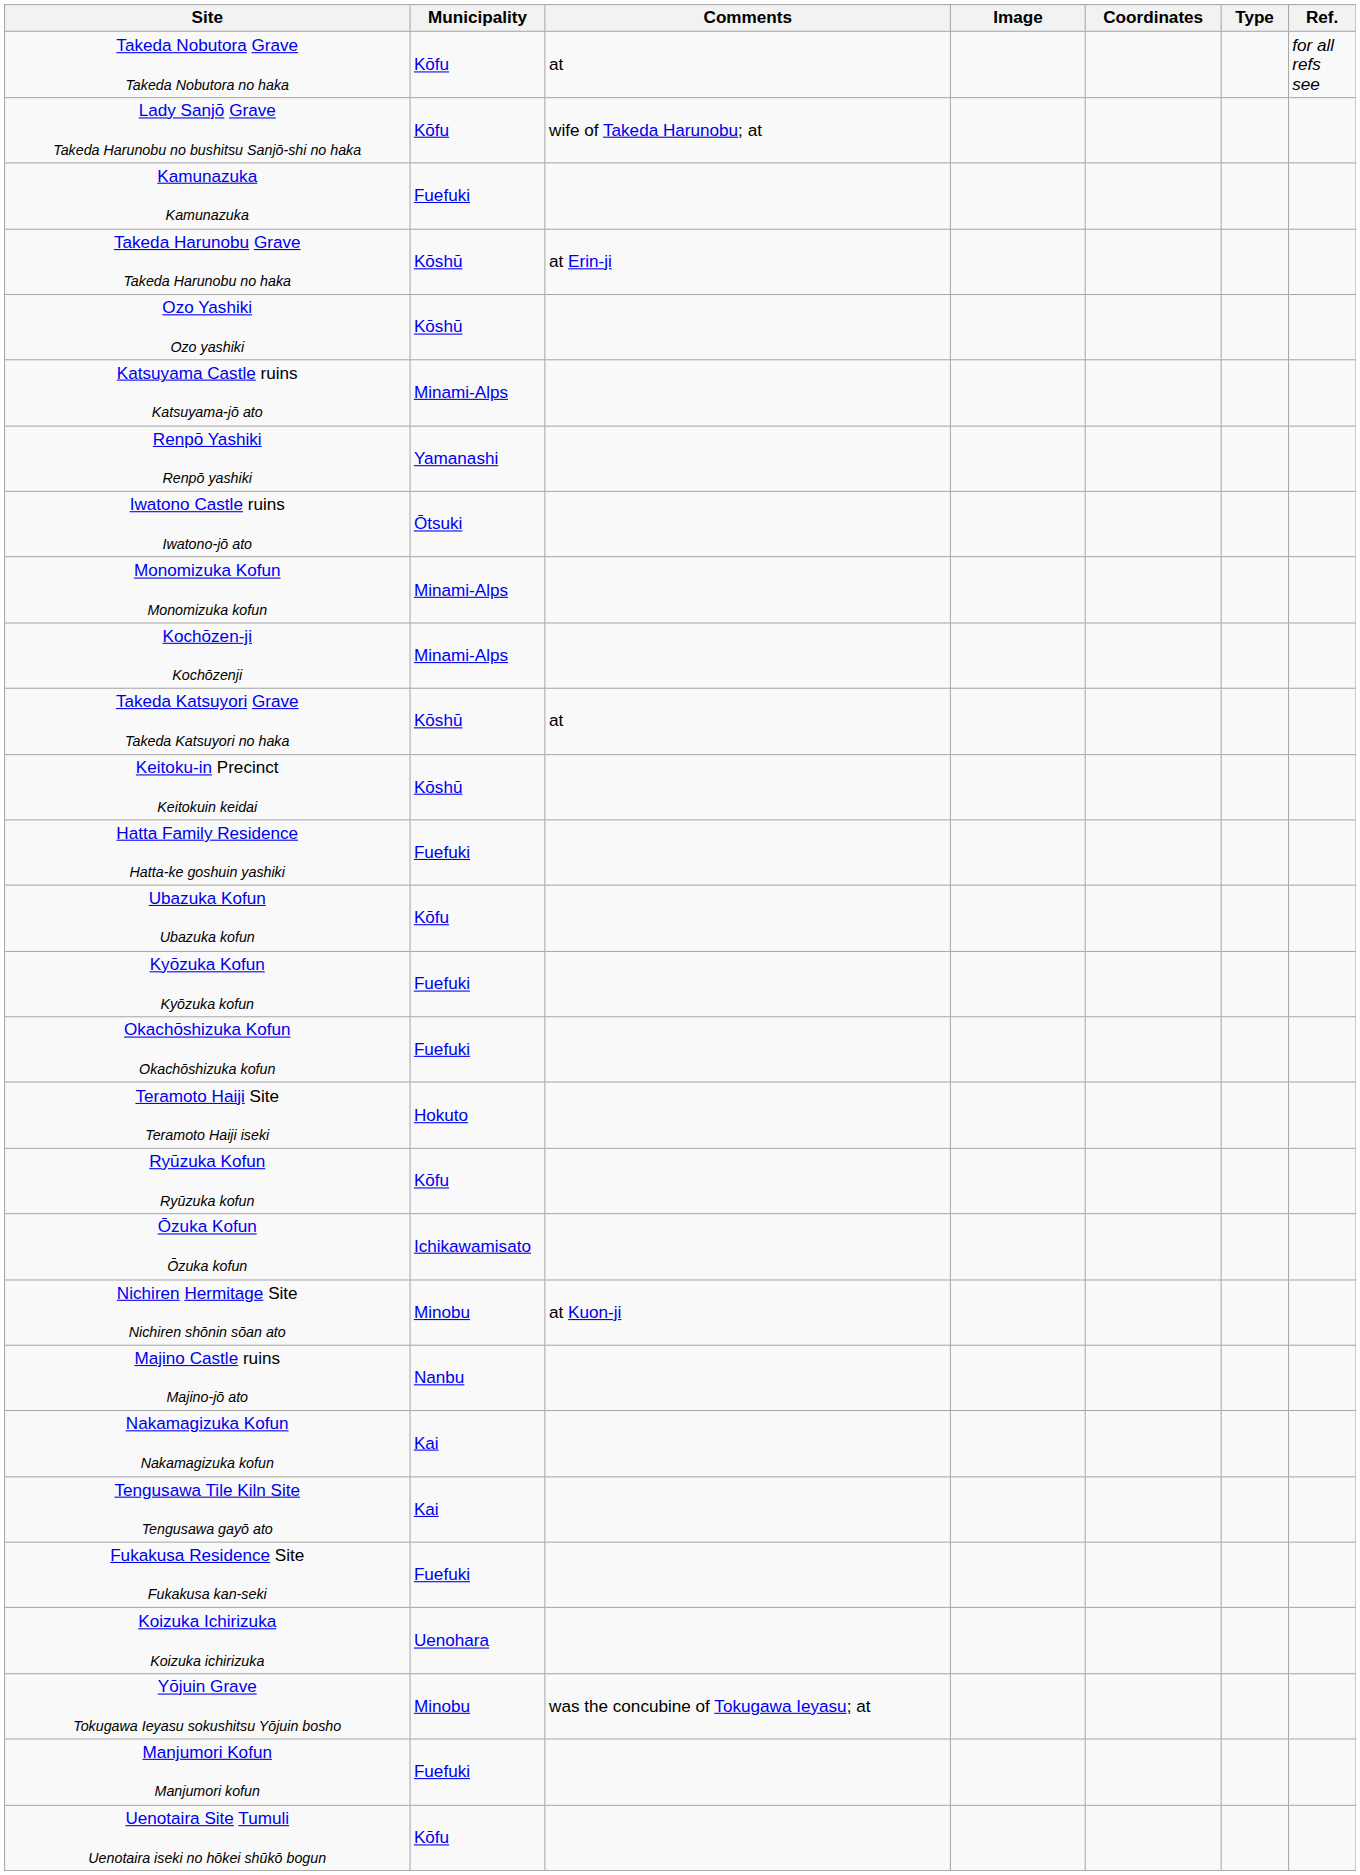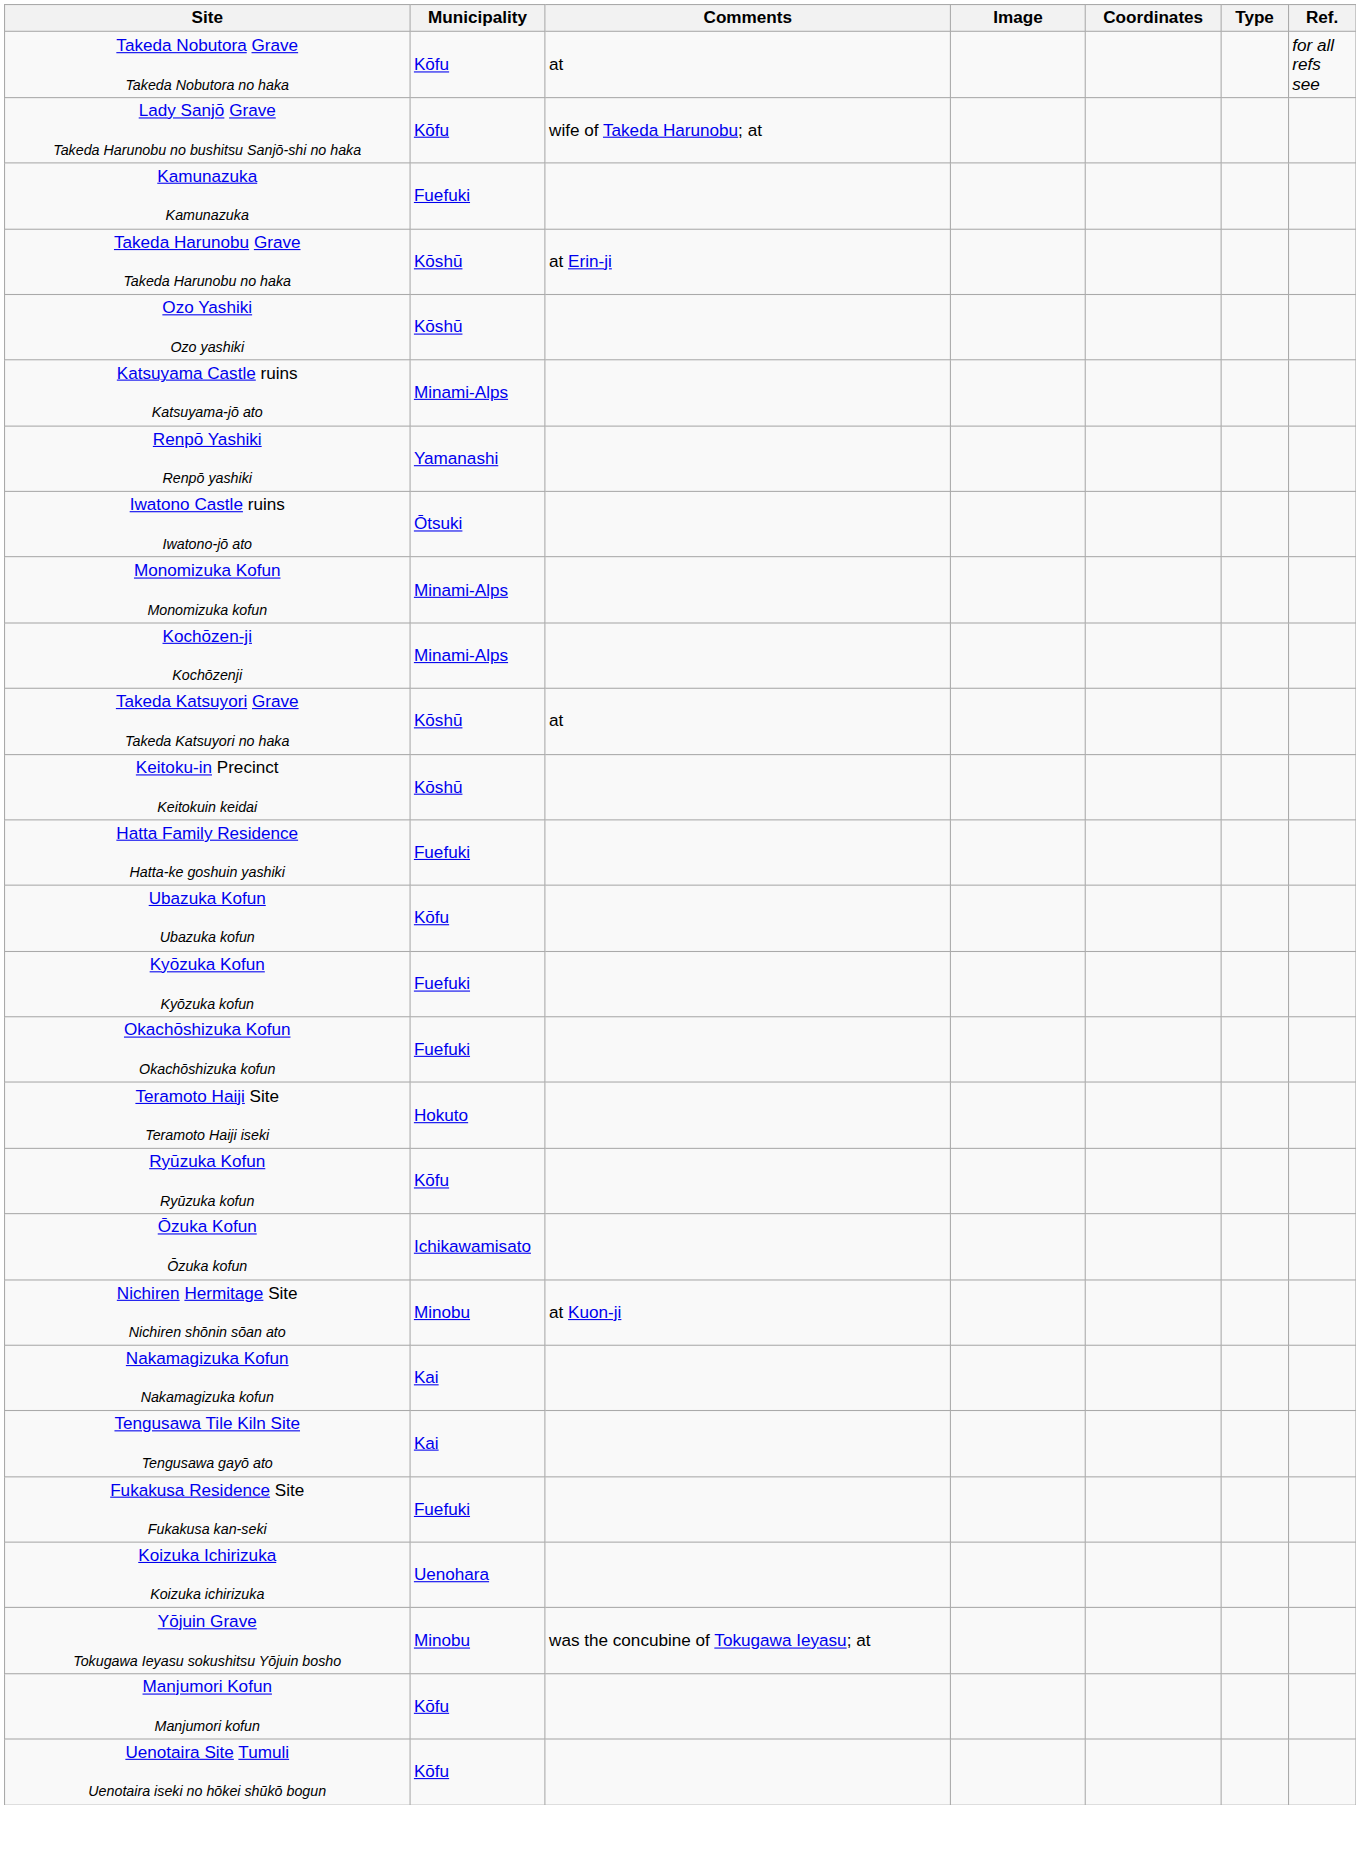- row: (207, 1377)
(442, 1771) Fuefuki -> (432, 1706) Kōfu
